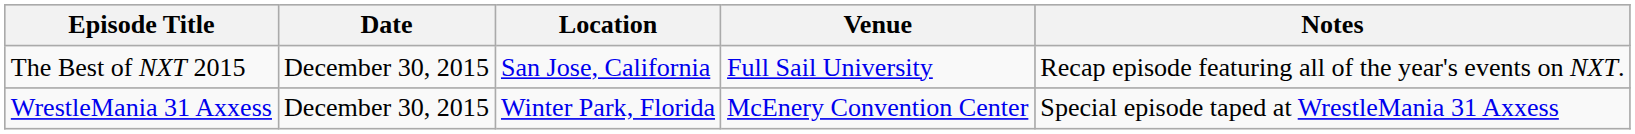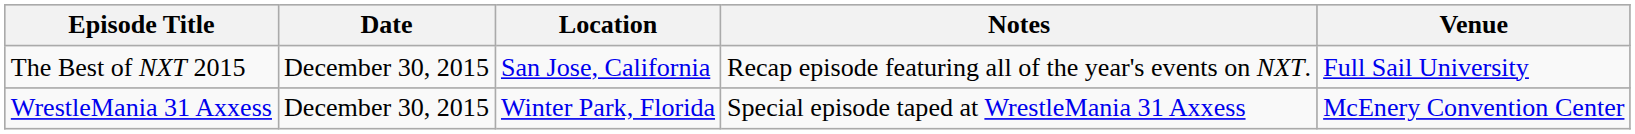columns swapped: (878, 25) <-> (1332, 25)
